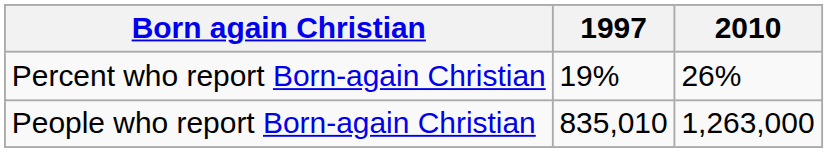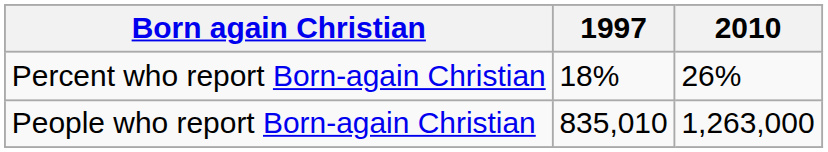(589, 75) 19% -> (589, 75) 18%
